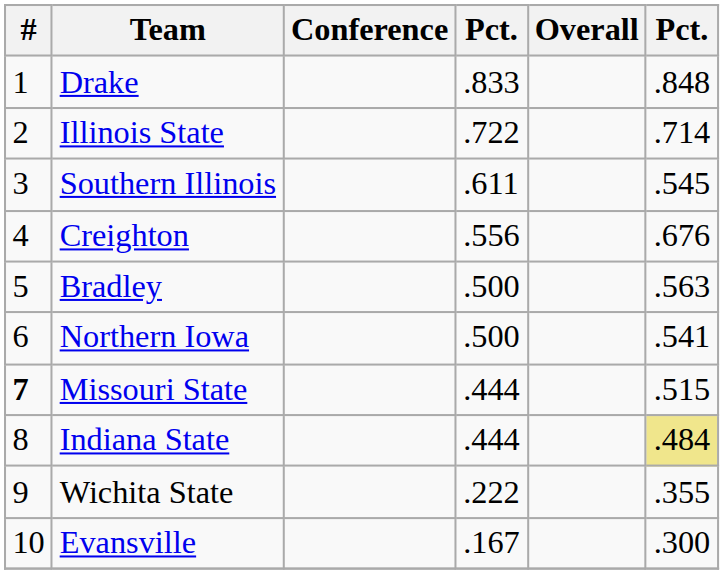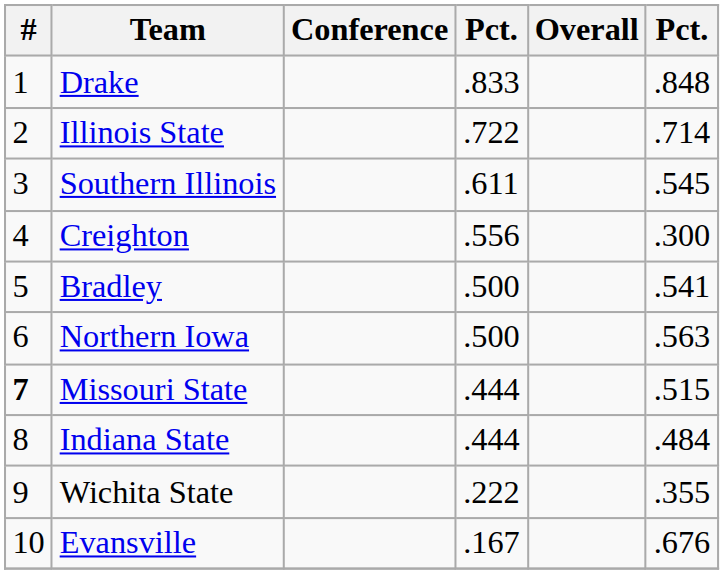(682, 235) .676 -> (682, 235) .300
(682, 286) .563 -> (682, 286) .541
(682, 337) .541 -> (682, 337) .563
(682, 440) khaki background -> (682, 440) no background
(682, 542) .300 -> (682, 542) .676
